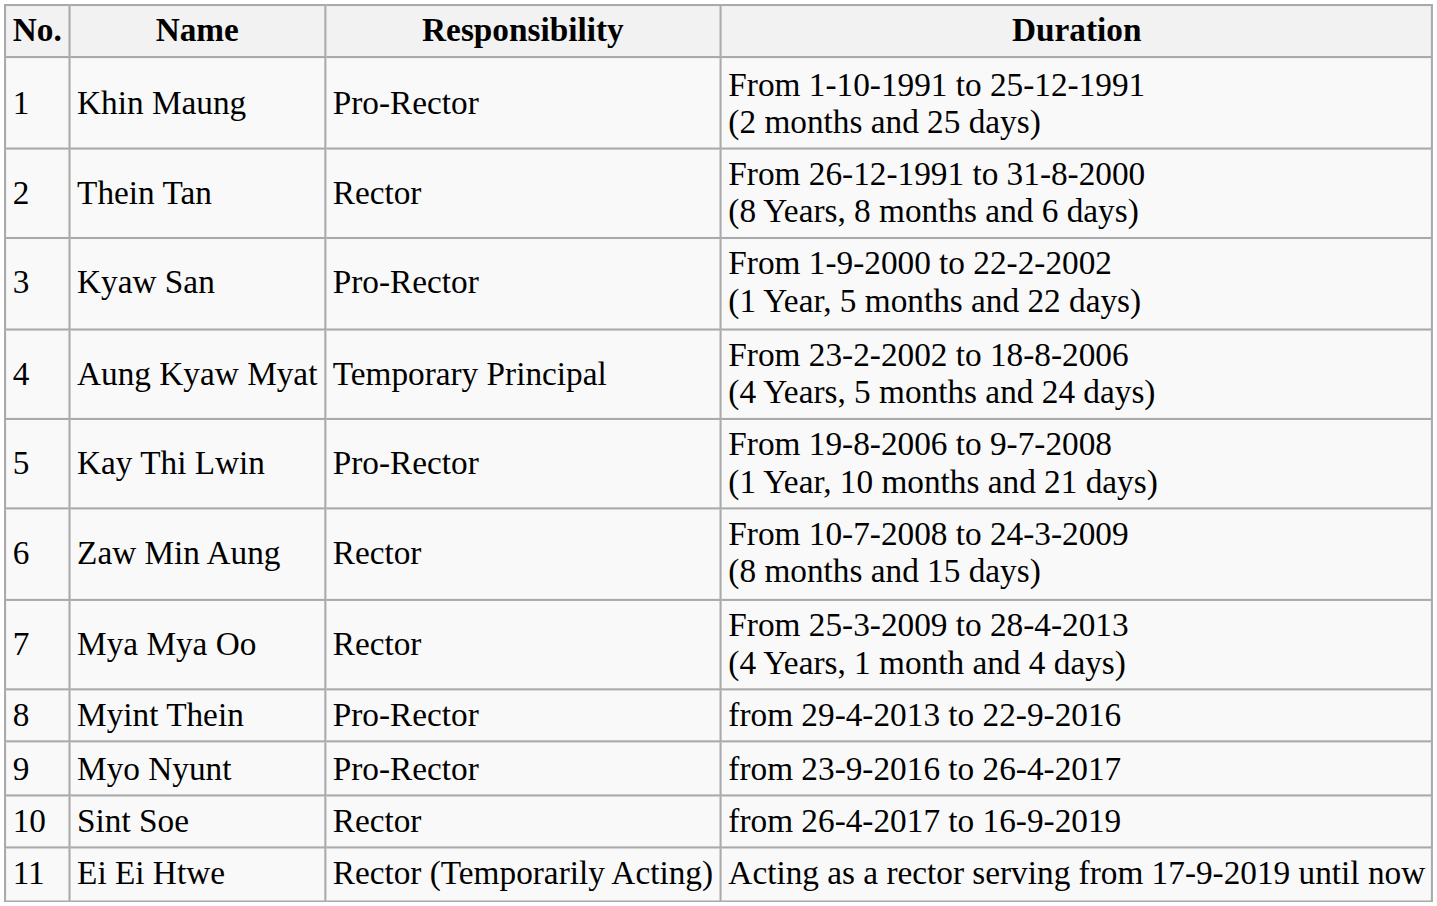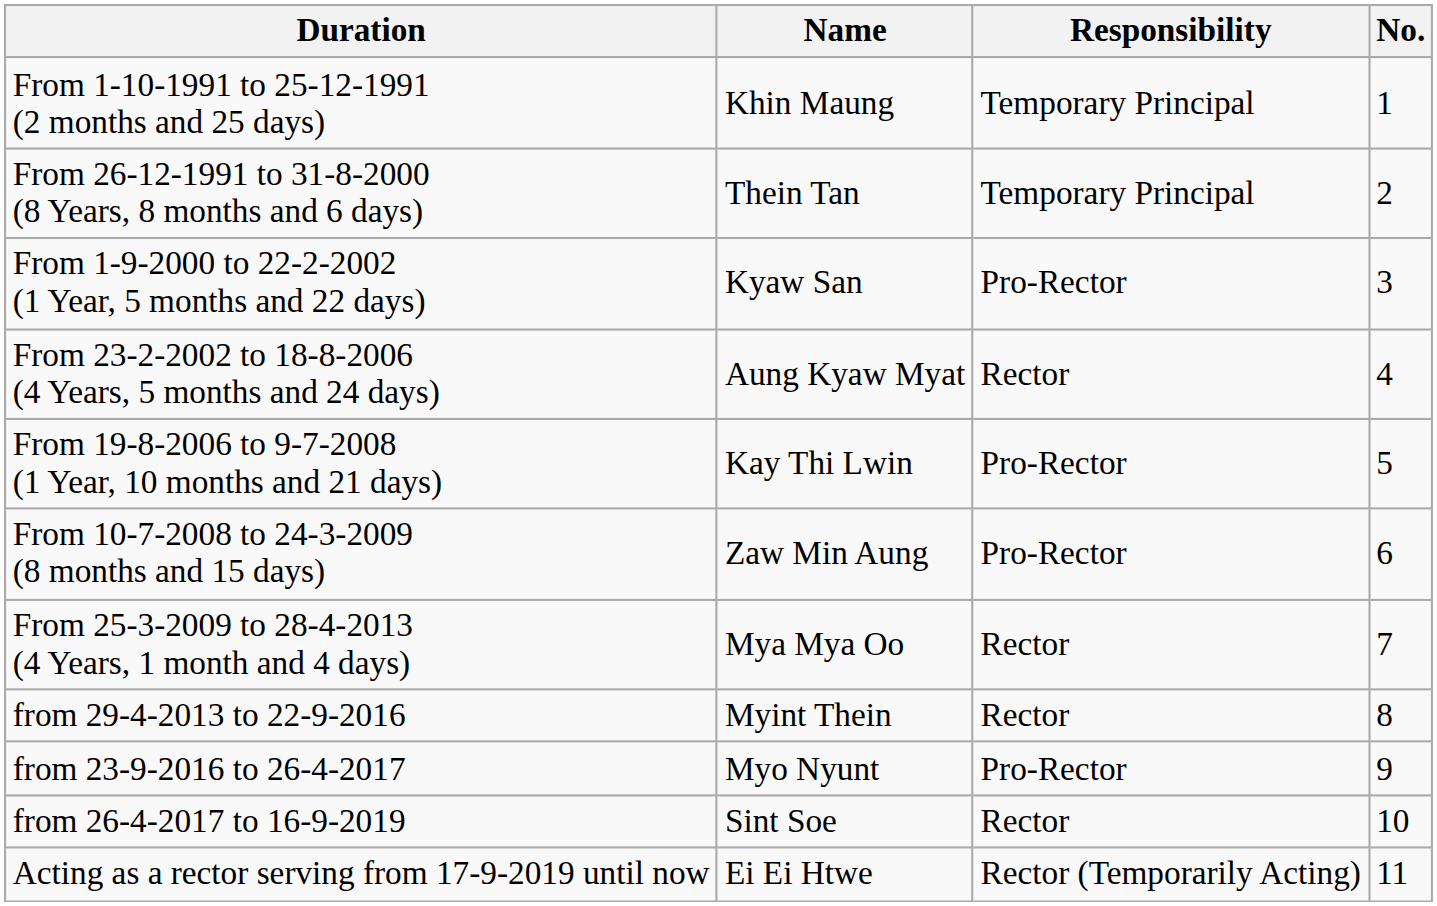columns swapped: (37, 30) <-> (1077, 30)
(406, 102) Pro-Rector -> (1118, 102) Temporary Principal
(377, 192) Rector -> (1118, 192) Temporary Principal
(470, 373) Temporary Principal -> (1025, 373) Rector
(377, 553) Rector -> (1054, 553) Pro-Rector
(406, 715) Pro-Rector -> (1025, 715) Rector
